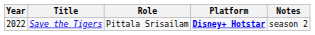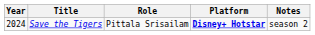(16, 24) 2022 -> (16, 24) 2024
